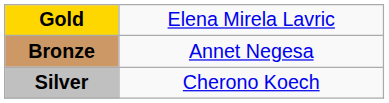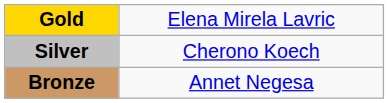rows swapped: (62, 82) <-> (62, 51)
